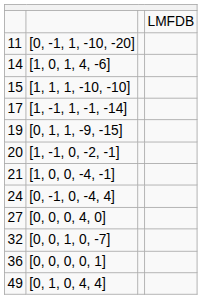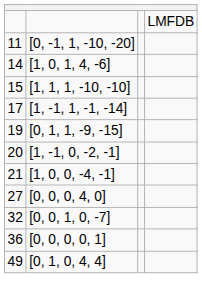- row: (15, 196)
